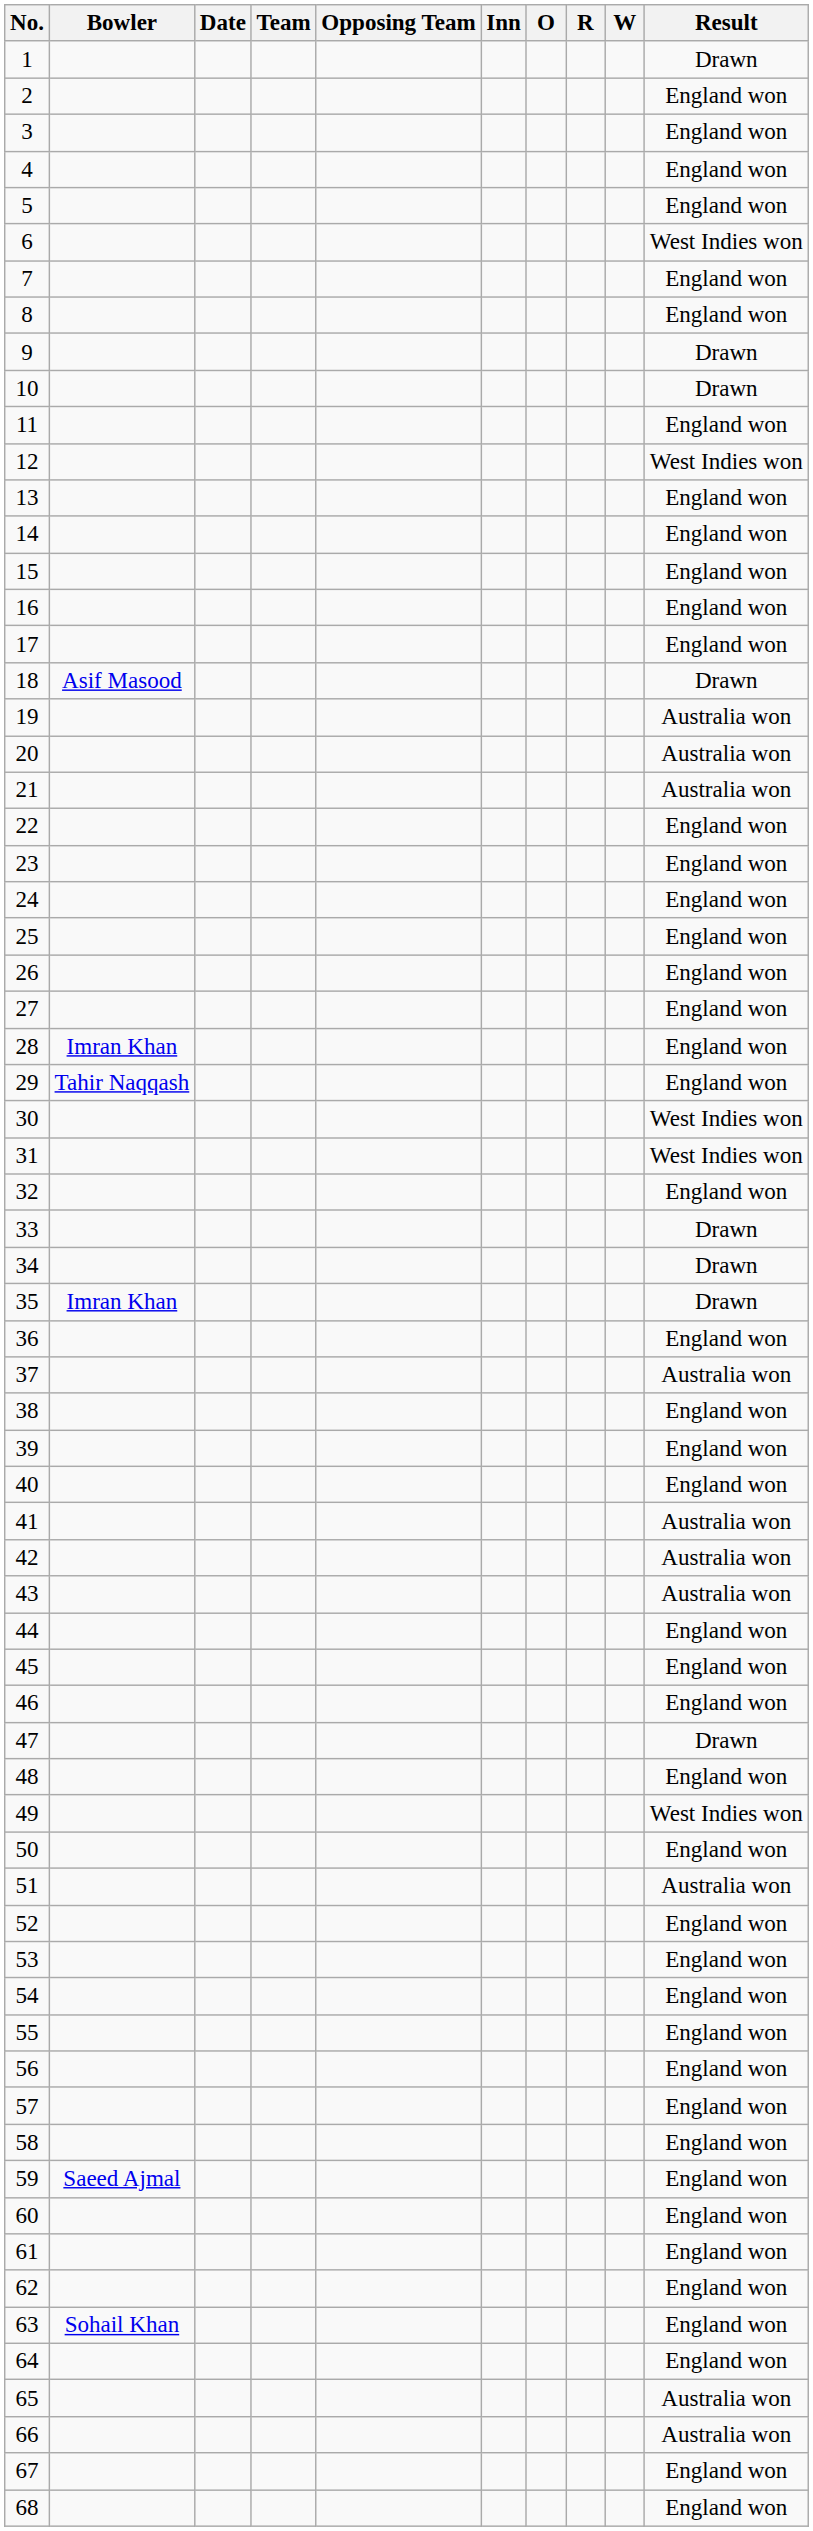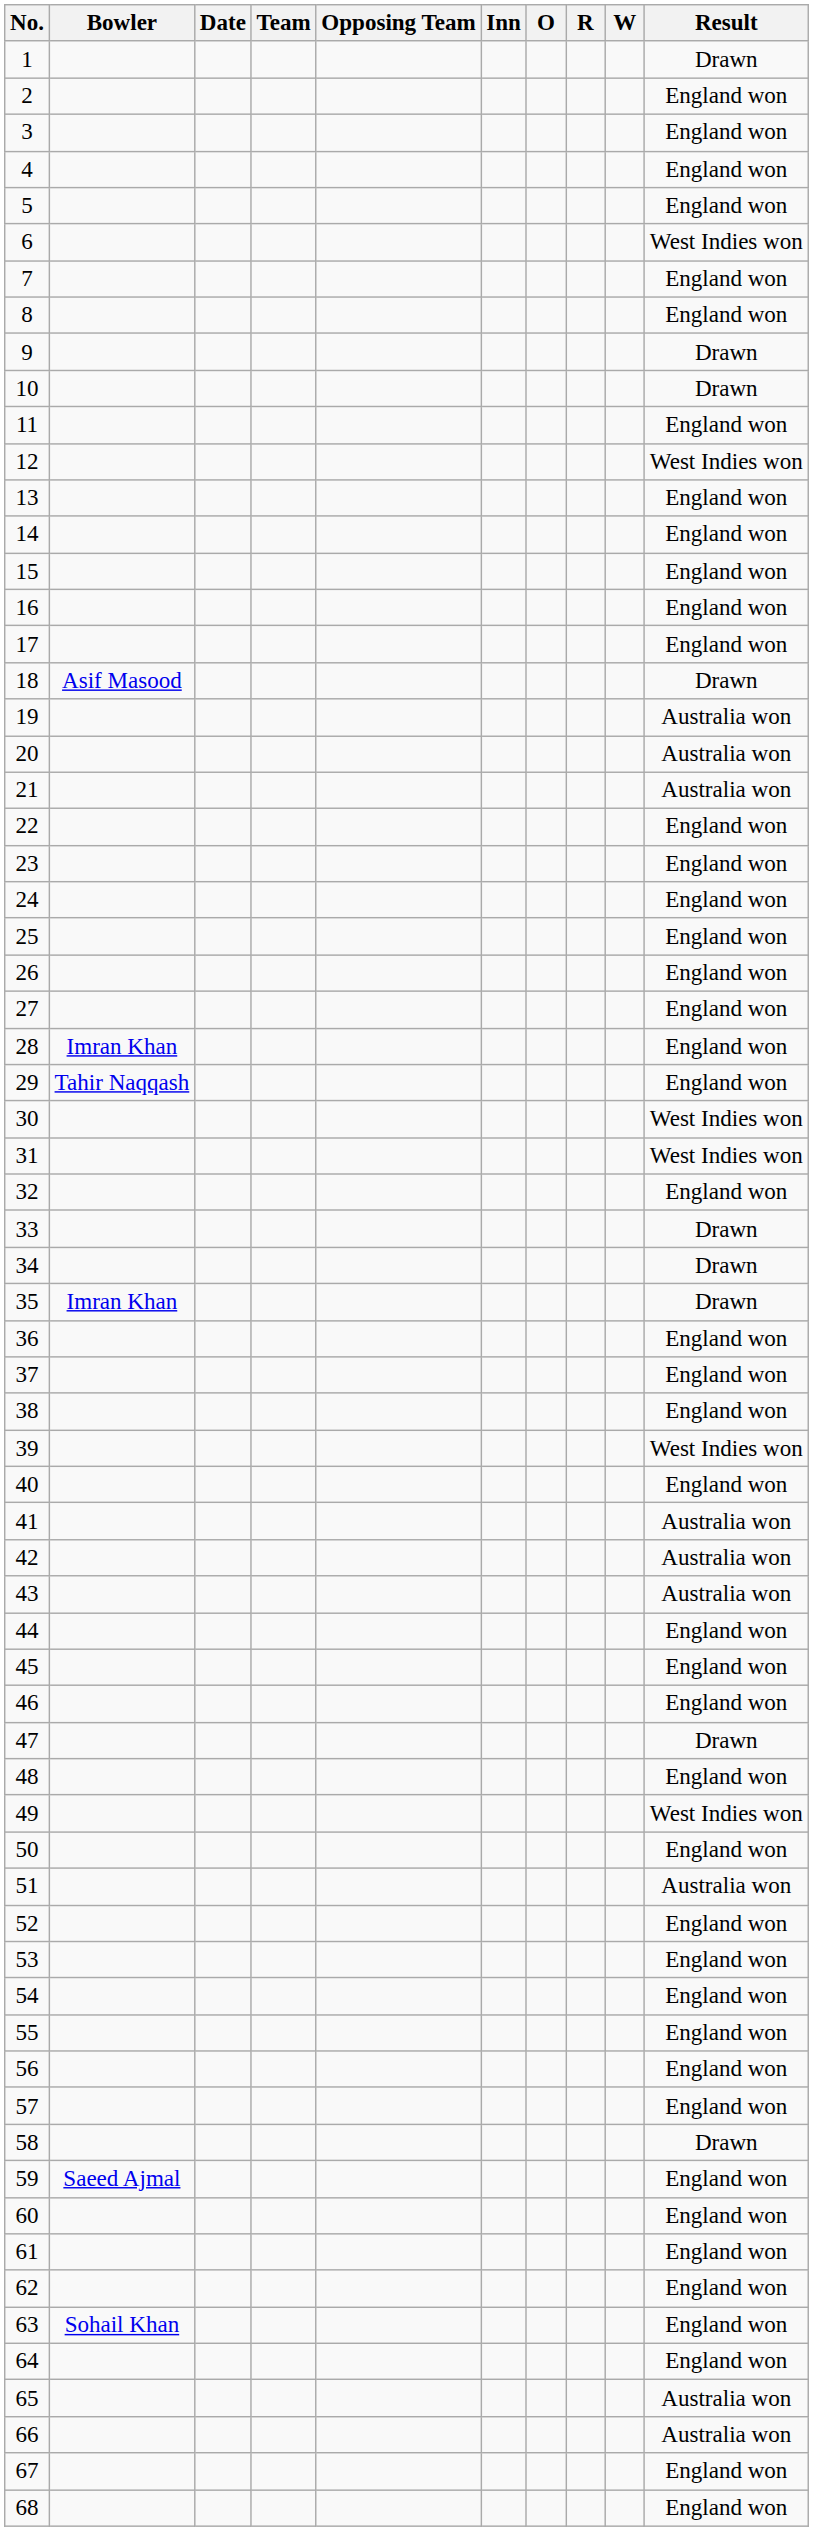(726, 1374) Australia won -> (726, 1374) England won
(726, 1447) England won -> (726, 1447) West Indies won
(726, 2142) England won -> (726, 2142) Drawn
